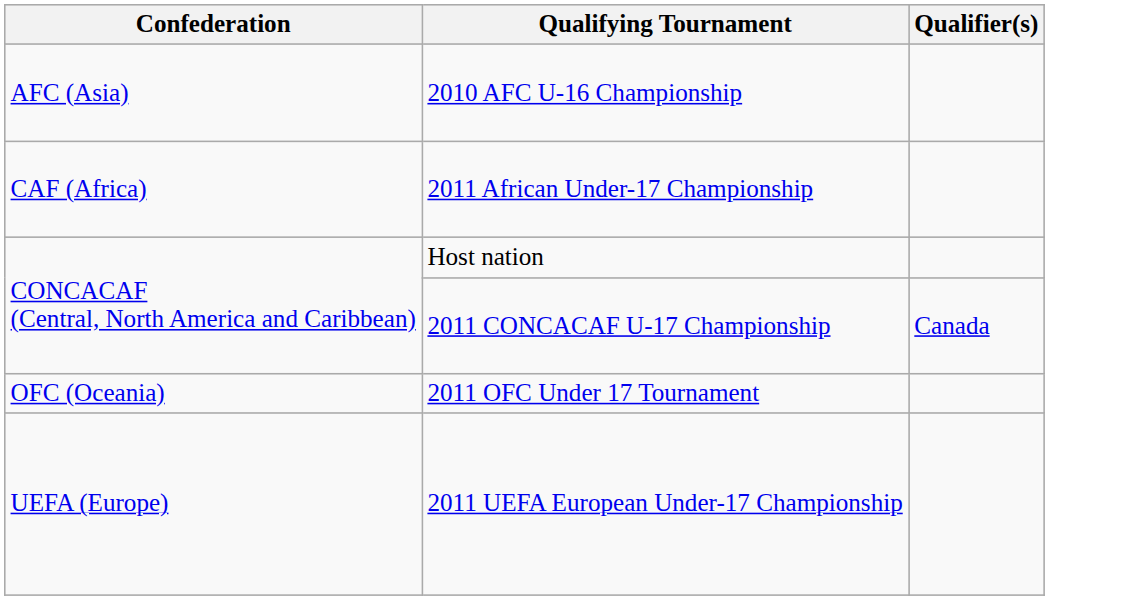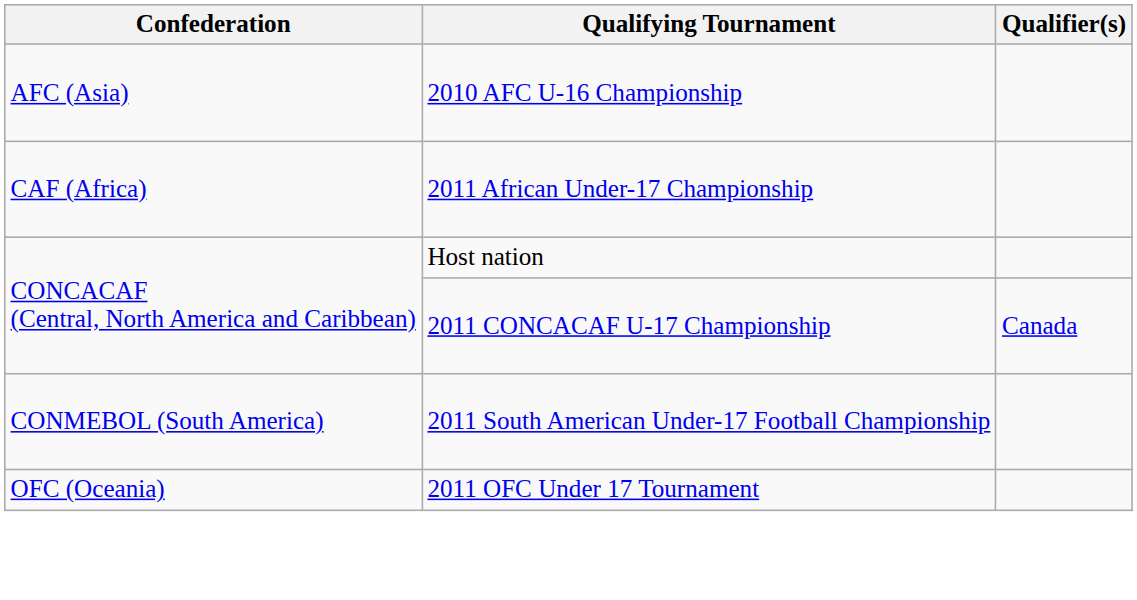+ row: (709, 421)
- row: (665, 503)
